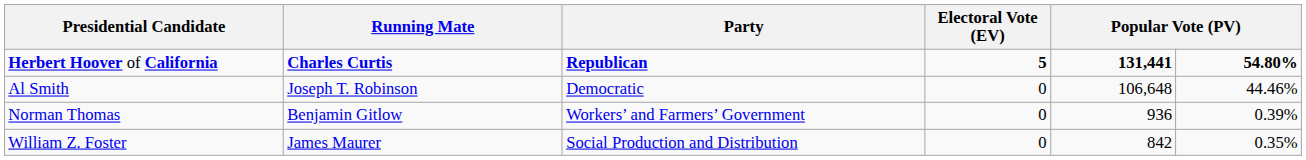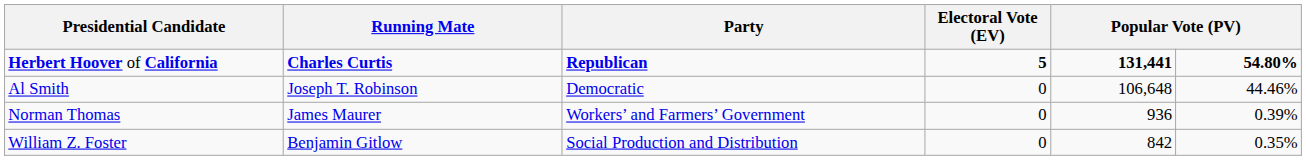(345, 115) Benjamin Gitlow -> (334, 115) James Maurer
(334, 141) James Maurer -> (345, 141) Benjamin Gitlow
